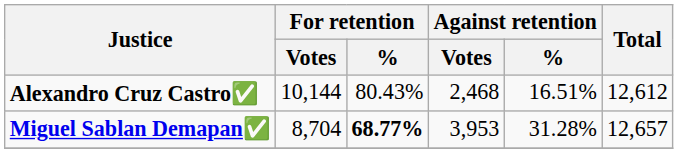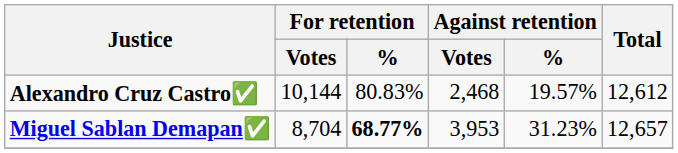(389, 92) 80.43% -> (389, 92) 80.83%
(563, 92) 16.51% -> (563, 92) 19.57%
(563, 129) 31.28% -> (563, 129) 31.23%
